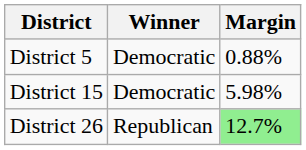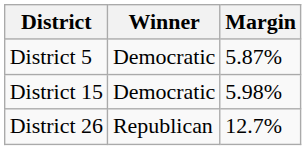(254, 56) 0.88% -> (254, 56) 5.87%
(254, 126) lightgreen background -> (254, 126) no background
